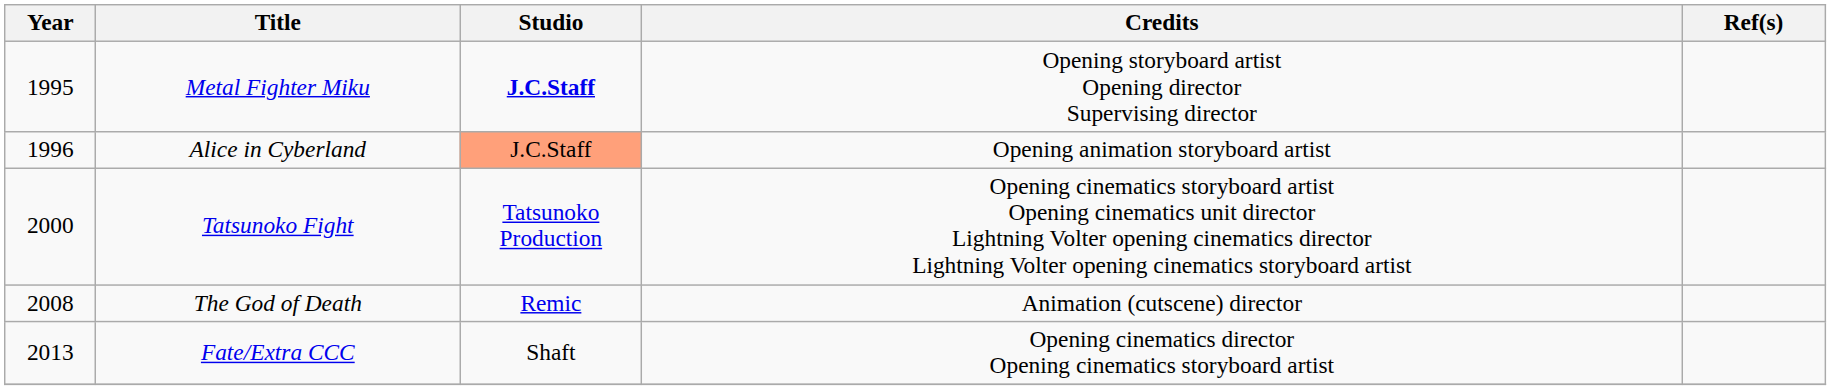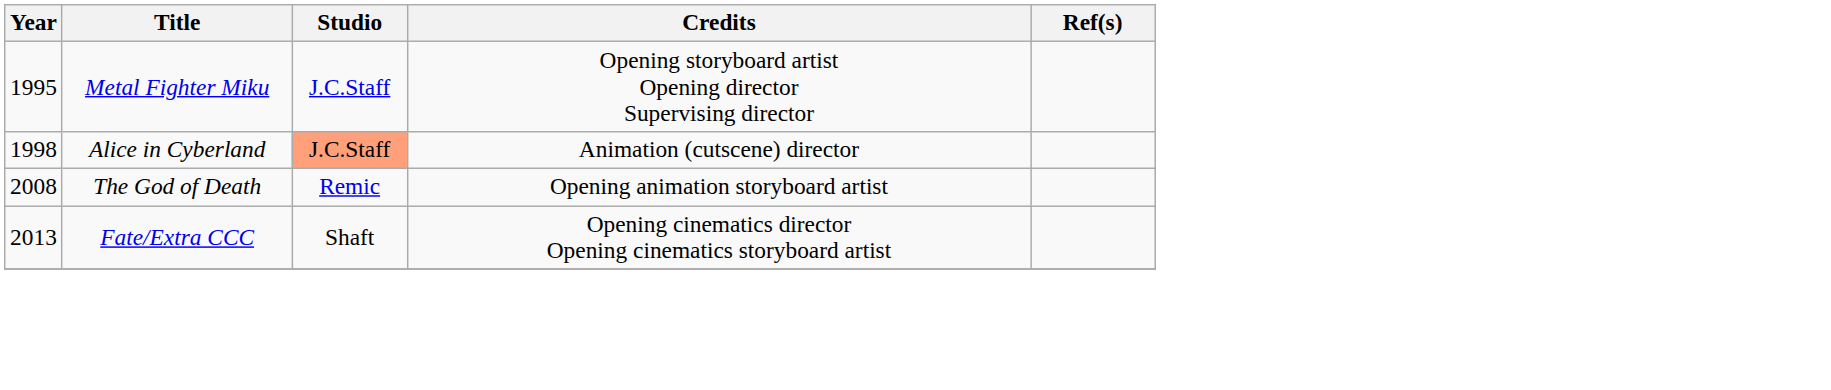(551, 86) bold -> (350, 86) normal
(50, 149) 1996 -> (33, 149) 1998
(1162, 149) Opening animation storyboard artist -> (719, 149) Animation (cutscene) director
- row: (278, 226)
(1162, 302) Animation (cutscene) director -> (719, 186) Opening animation storyboard artist
